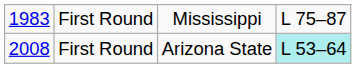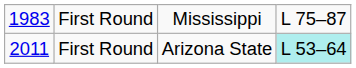(29, 48) 2008 -> (29, 48) 2011
